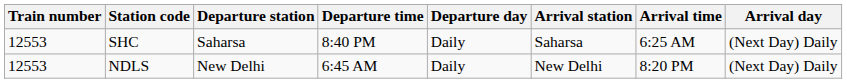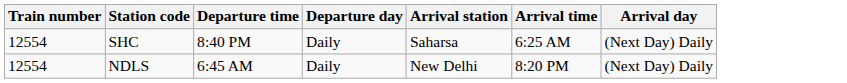- column: (256, 16)
(27, 41) 12553 -> (27, 41) 12554
(27, 66) 12553 -> (27, 66) 12554
